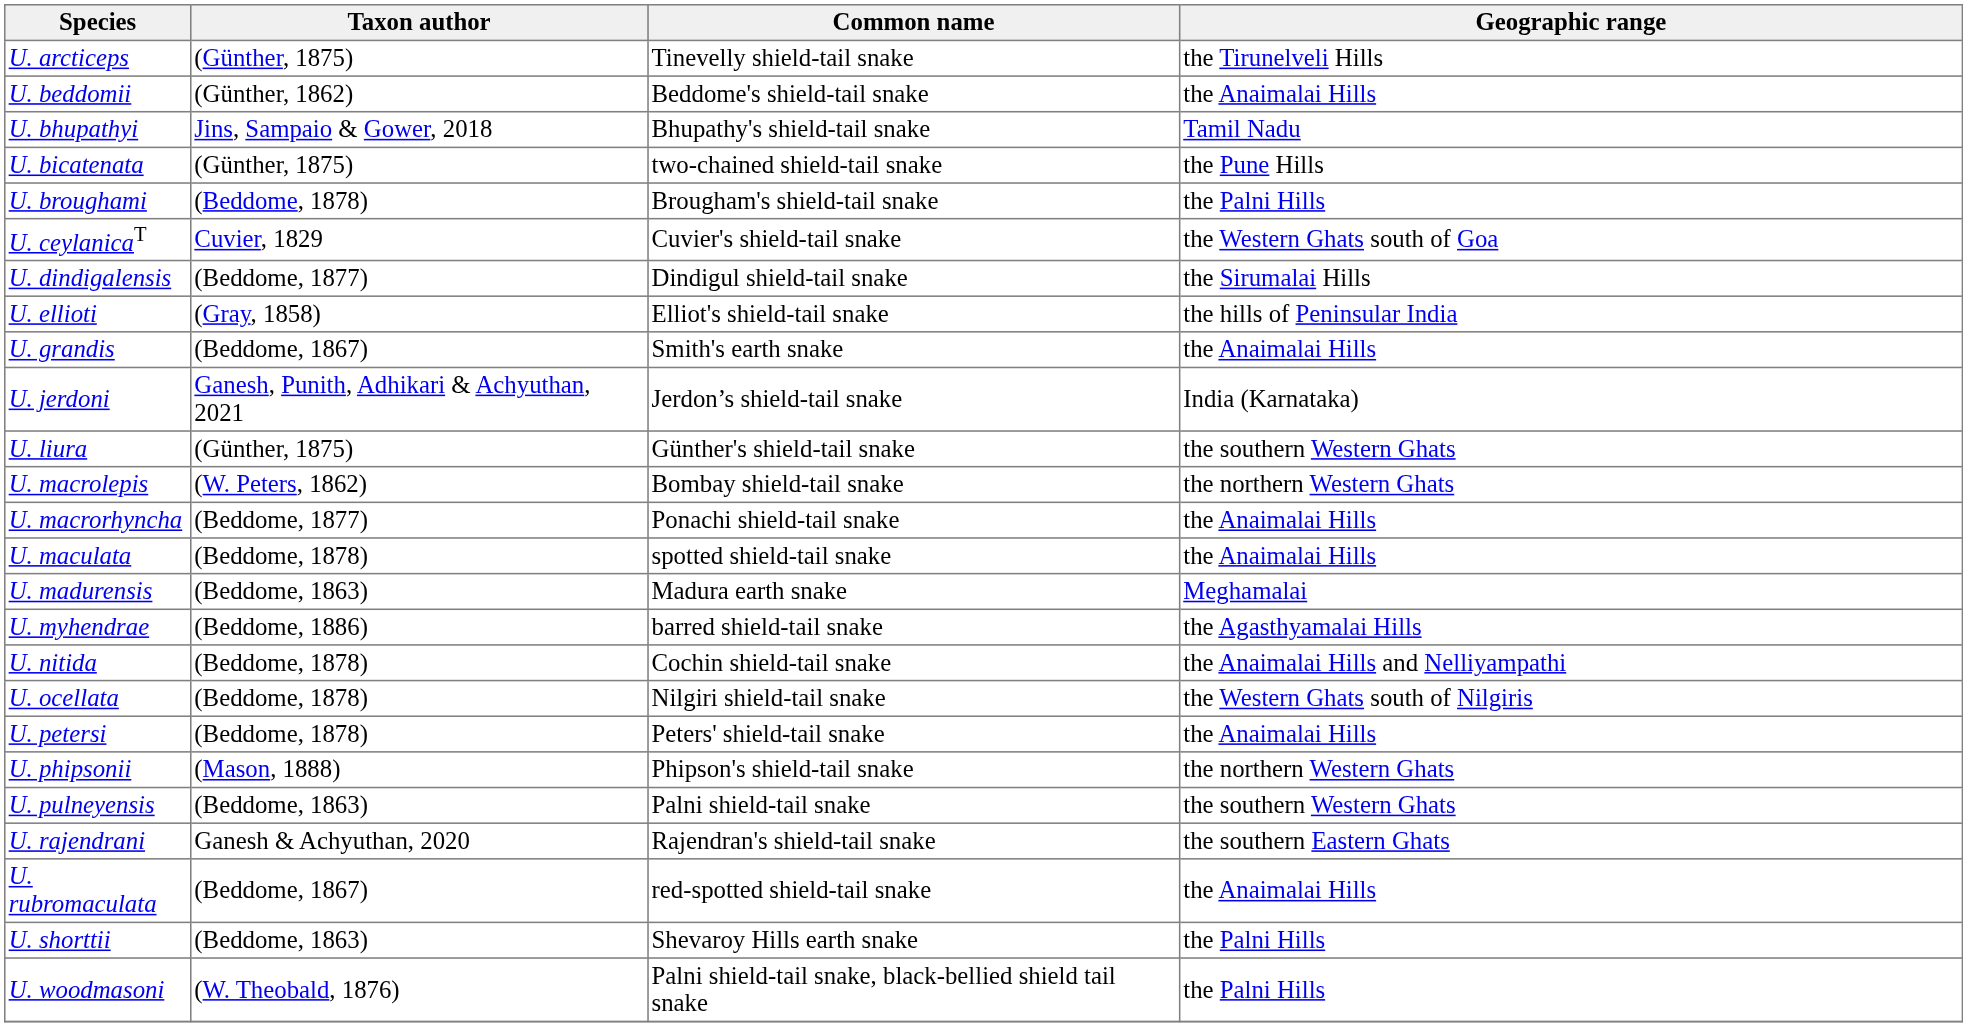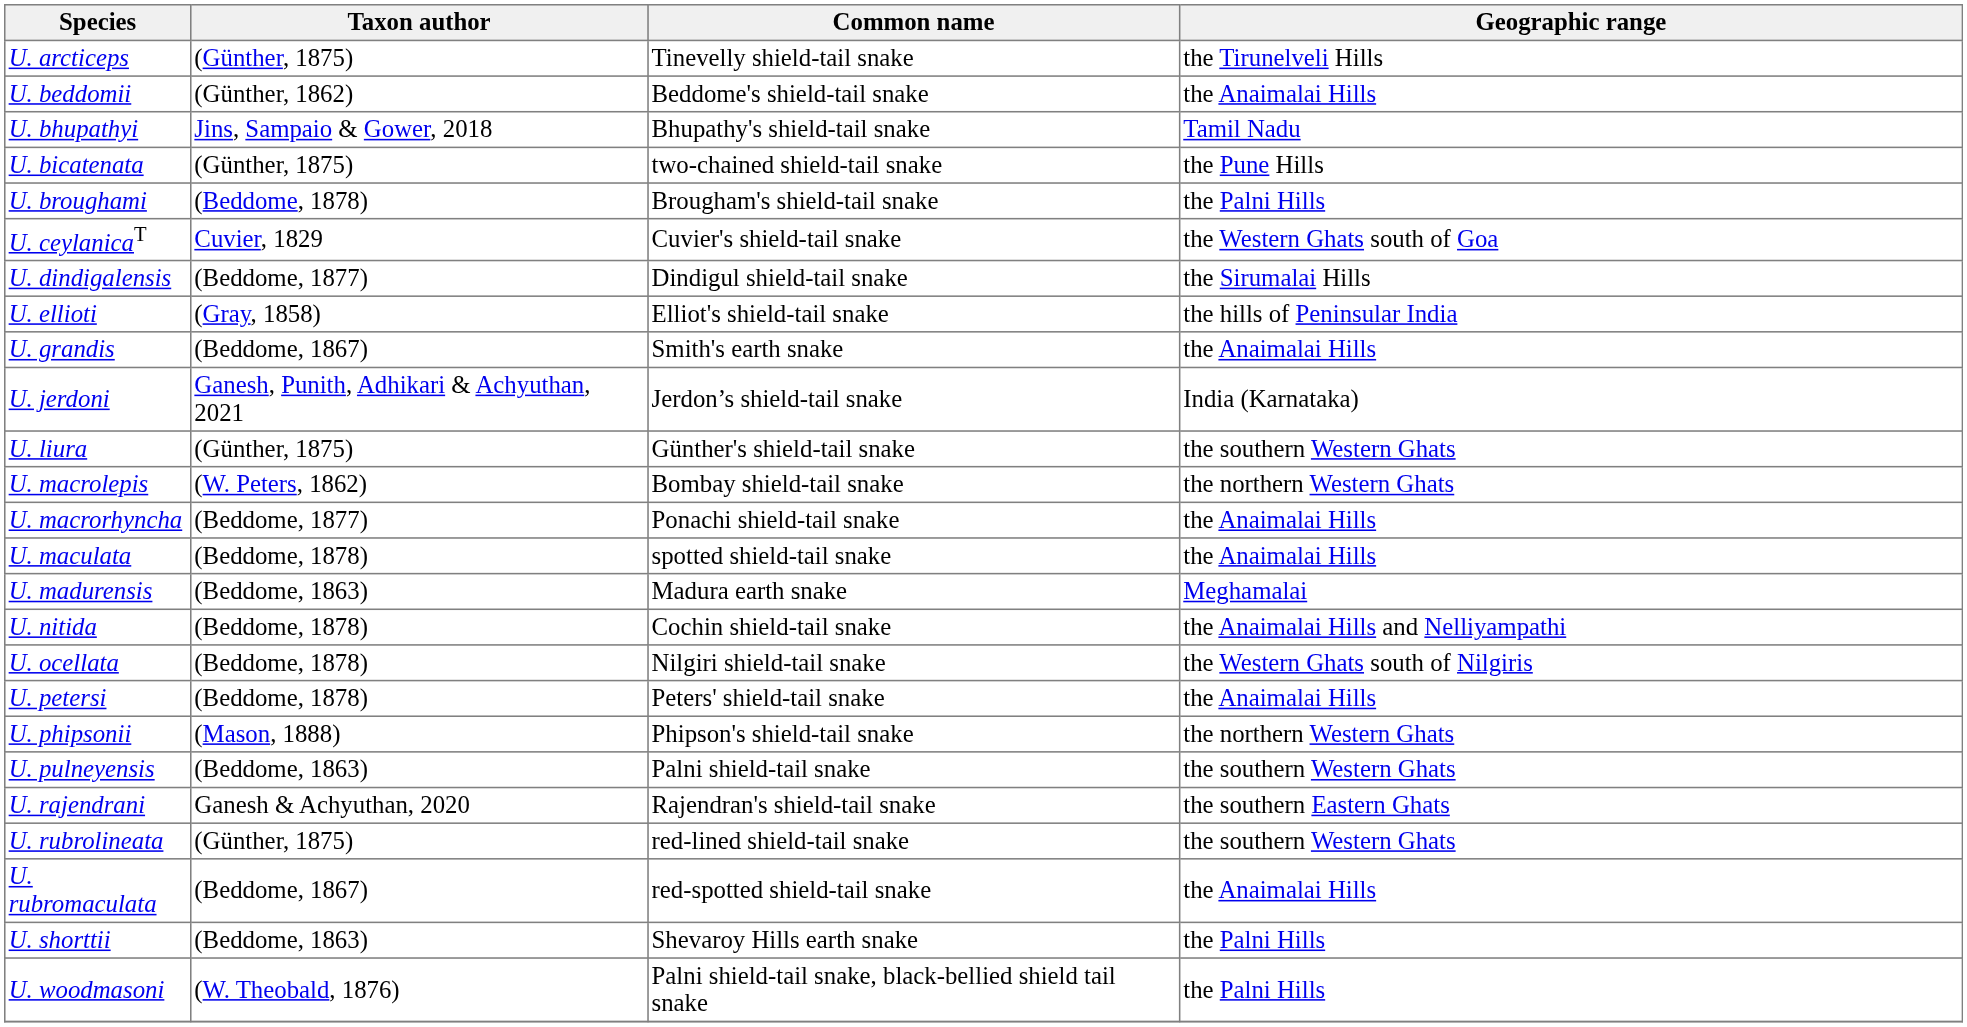- row: (79, 627)
+ row: (86, 841)
